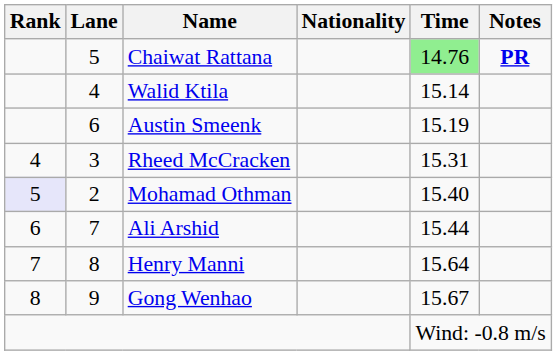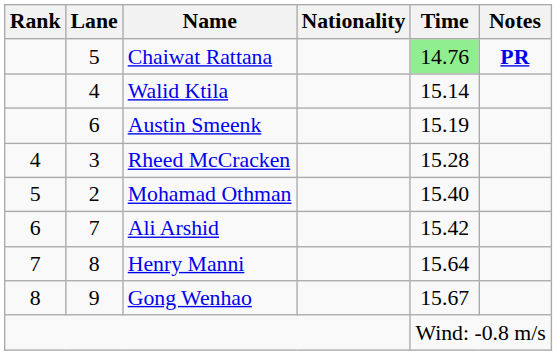(445, 159) 15.31 -> (445, 159) 15.28
(35, 194) lavender background -> (35, 194) no background
(445, 228) 15.44 -> (445, 228) 15.42
